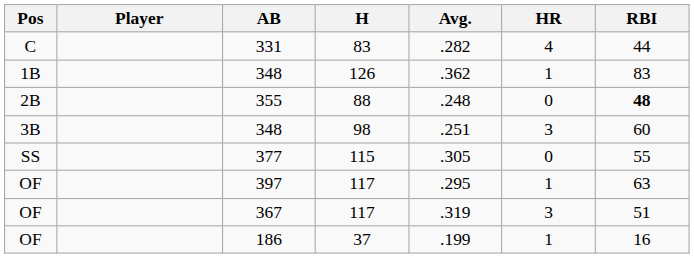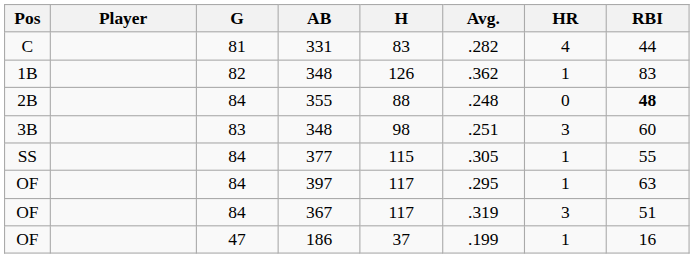+ column: (237, 18)
(549, 156) 0 -> (565, 156) 1
